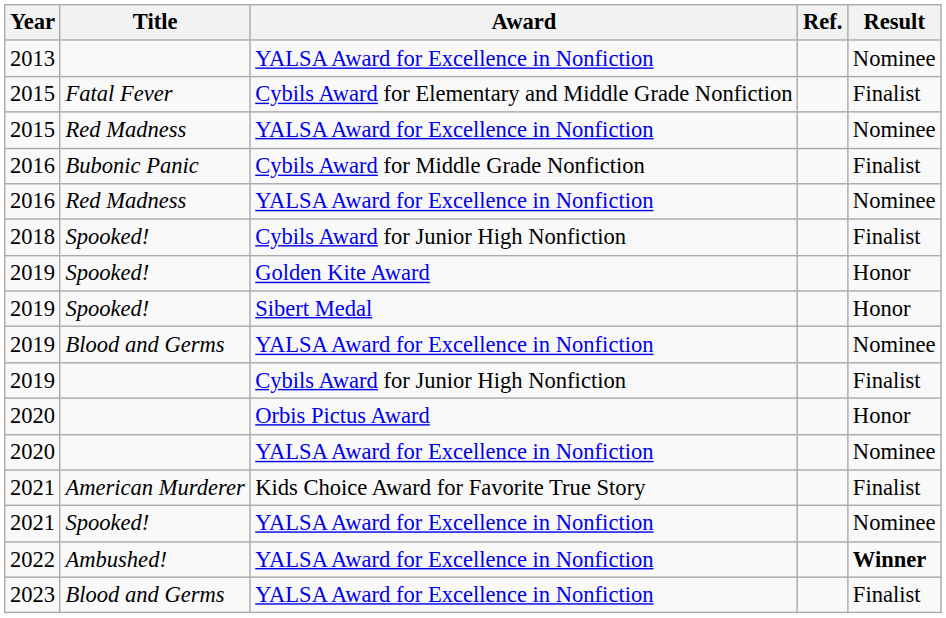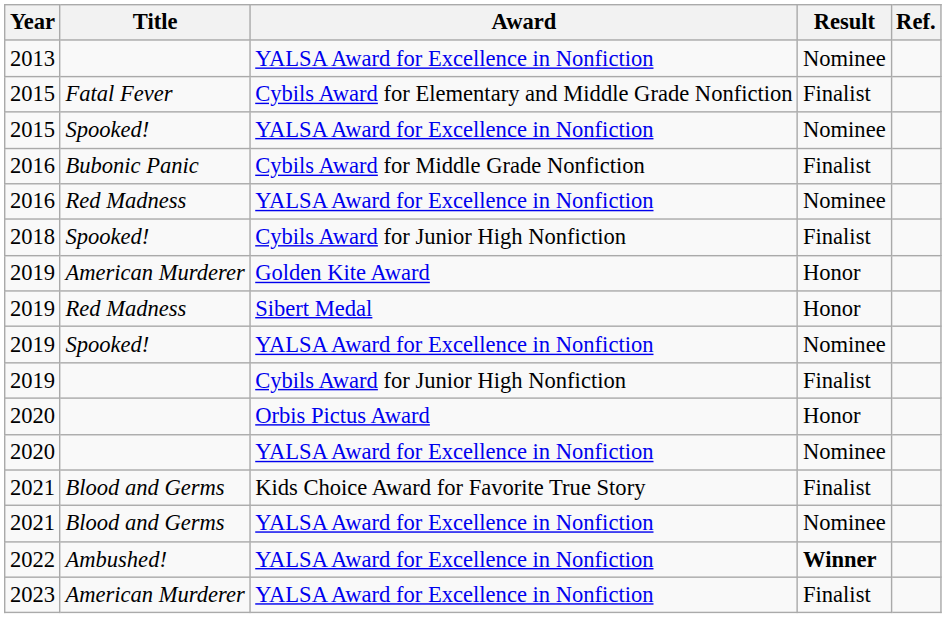columns swapped: (894, 22) <-> (823, 22)
(126, 129) Red Madness -> (107, 129) Spooked!
(107, 272) Spooked! -> (155, 272) American Murderer
(107, 308) Spooked! -> (126, 308) Red Madness
(145, 344) Blood and Germs -> (107, 344) Spooked!
(155, 487) American Murderer -> (145, 487) Blood and Germs
(107, 523) Spooked! -> (145, 523) Blood and Germs
(145, 594) Blood and Germs -> (155, 594) American Murderer
